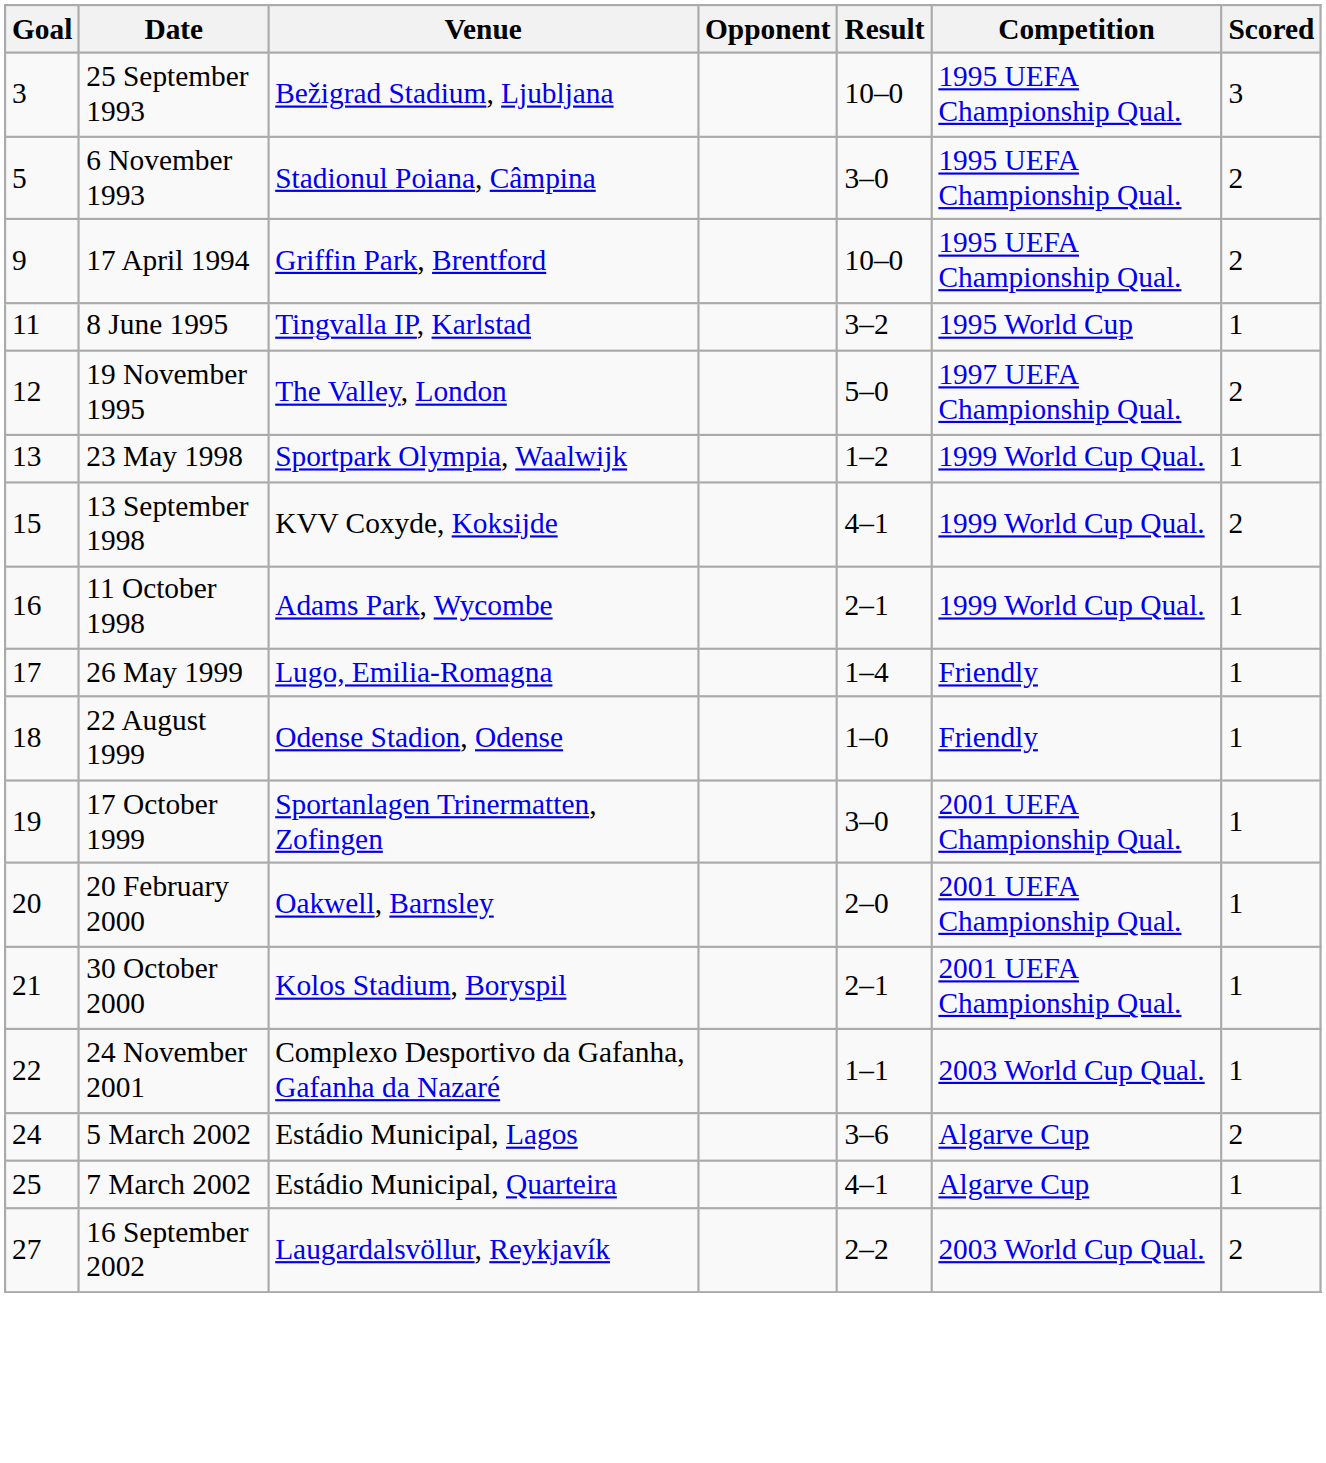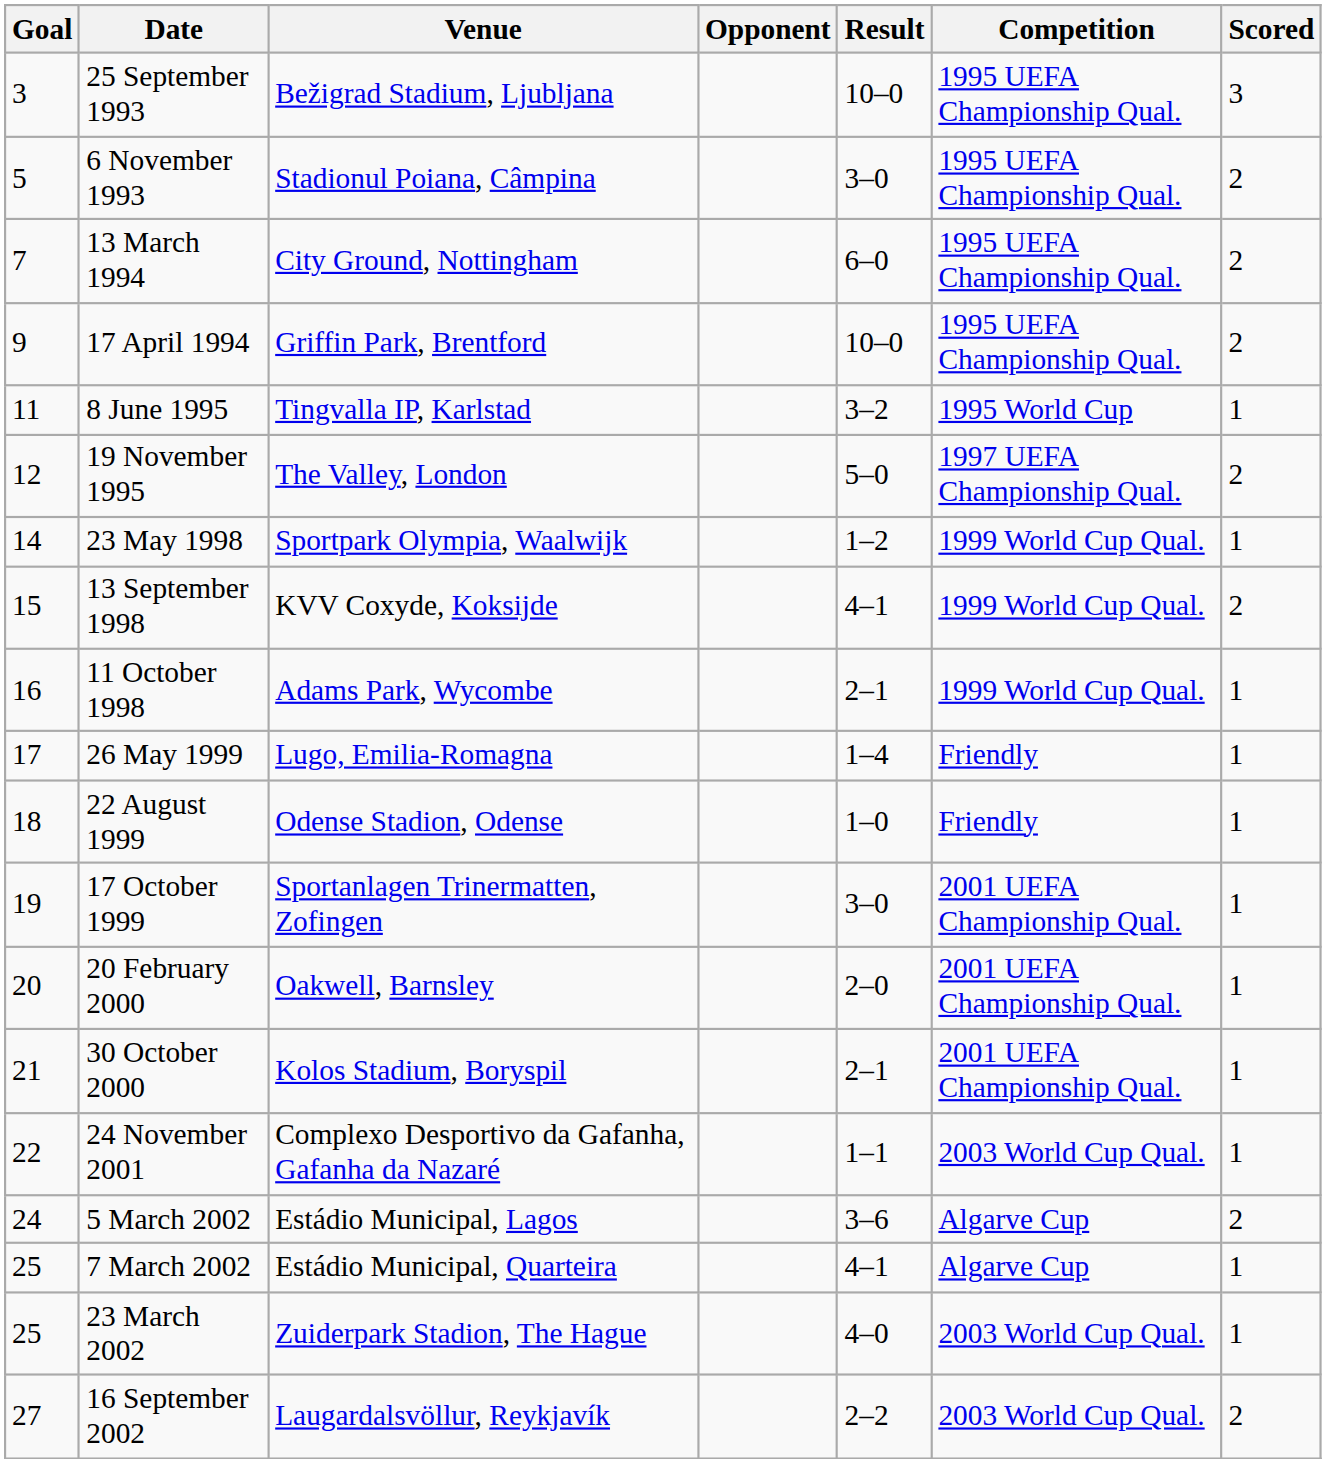+ row: (143, 260)
(27, 457) 13 -> (27, 540) 14
+ row: (143, 1332)
